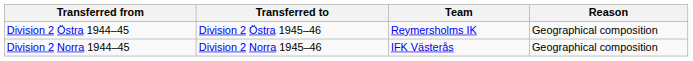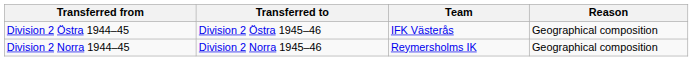(434, 30) Reymersholms IK -> (422, 30) IFK Västerås
(422, 47) IFK Västerås -> (434, 47) Reymersholms IK
